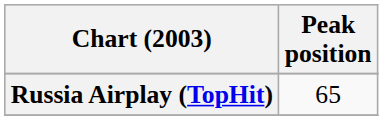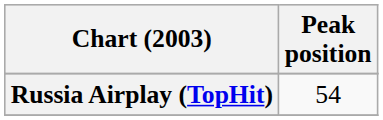(328, 94) 65 -> (328, 94) 54
